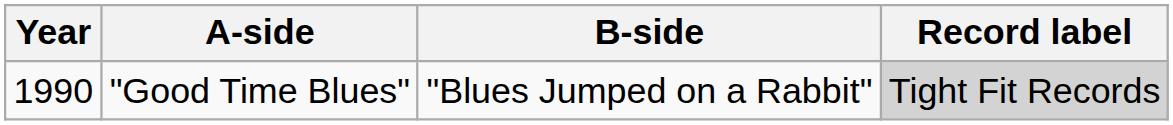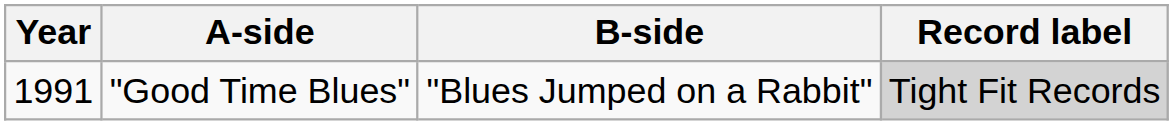(53, 89) 1990 -> (53, 89) 1991
